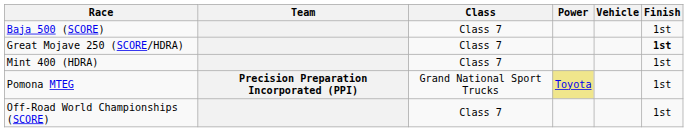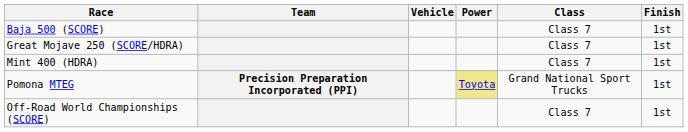columns swapped: (618, 13) <-> (481, 13)
(662, 46) bold -> (662, 46) normal
